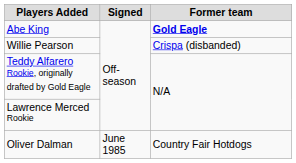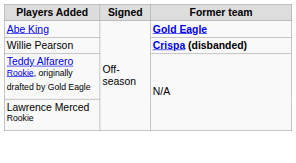(197, 45) normal -> (200, 45) bold
- row: (40, 144)
